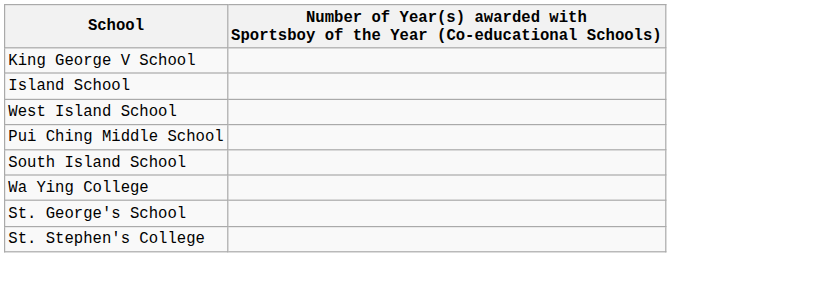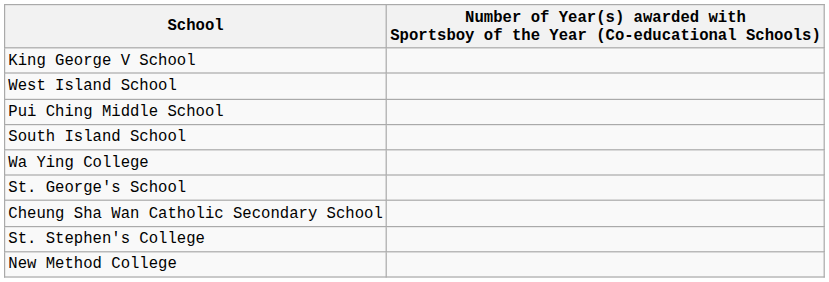- row: (69, 86)
+ row: (196, 213)
+ row: (93, 264)
